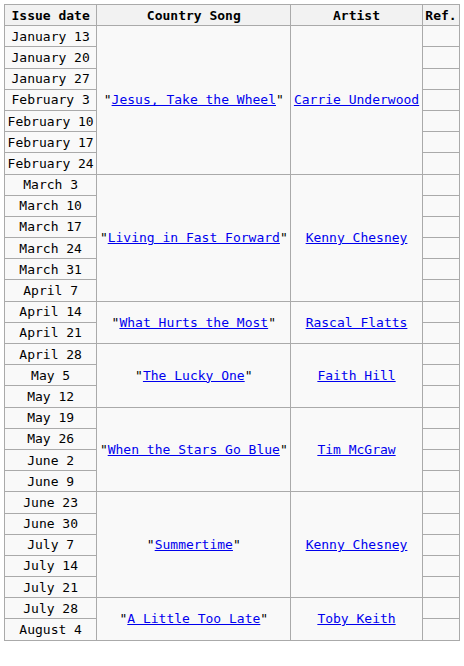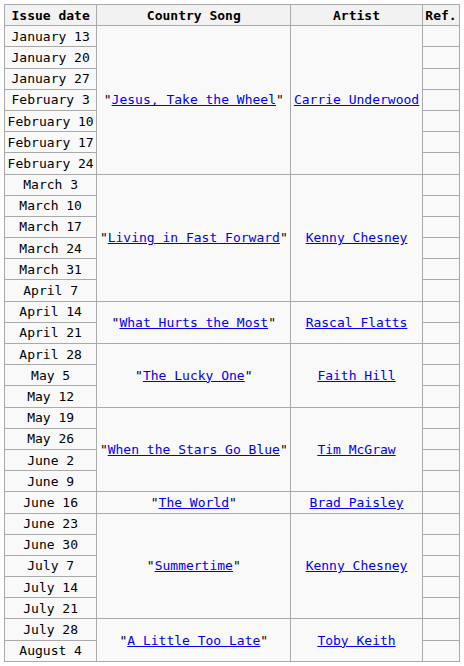+ row: (51, 502)
